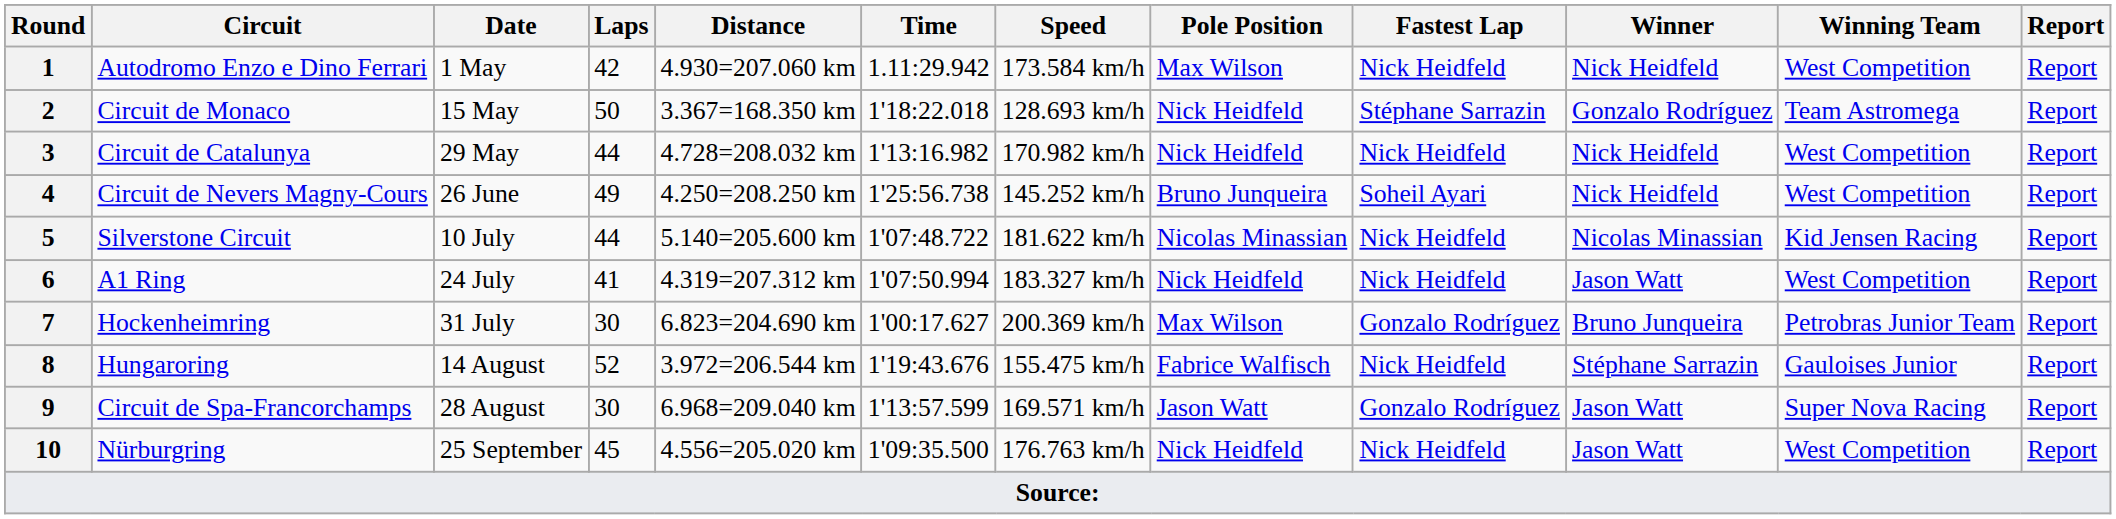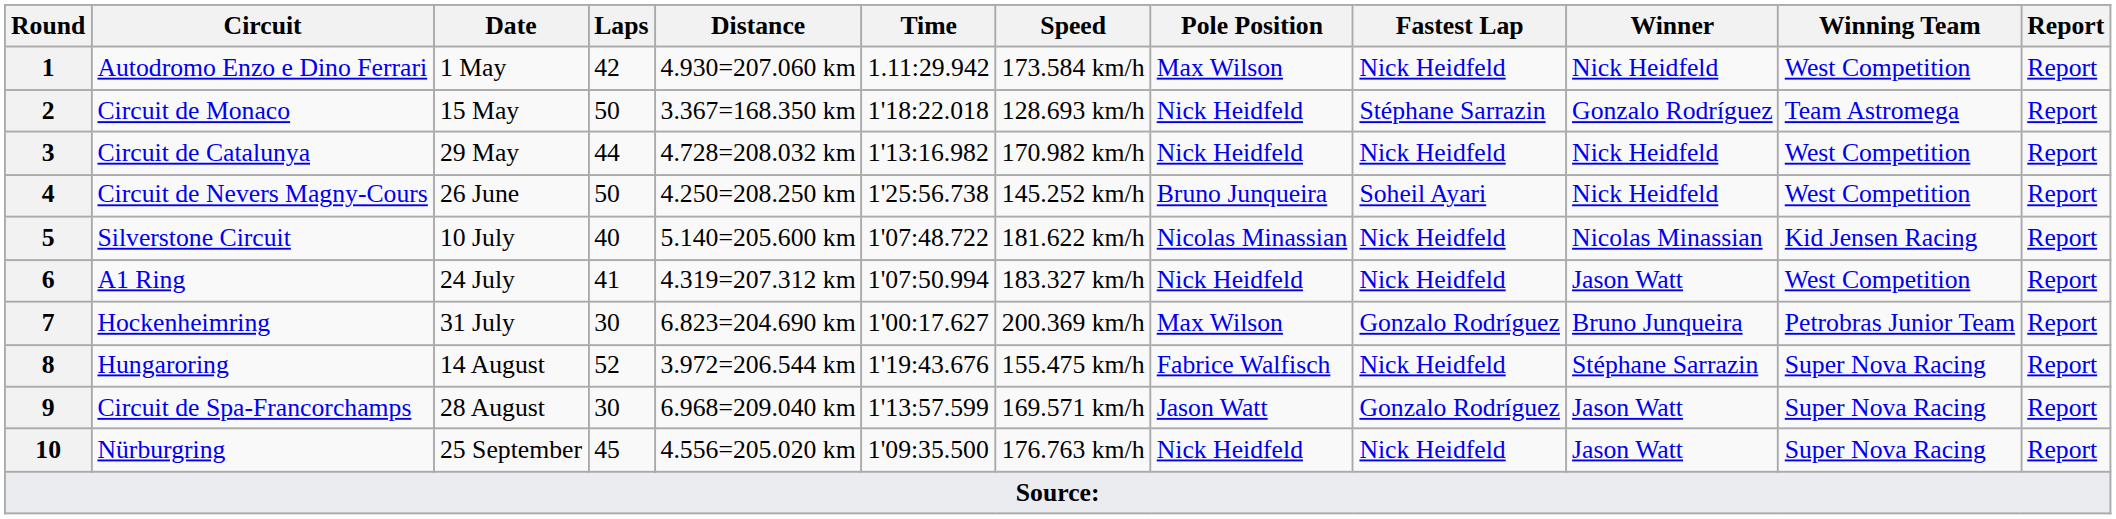(607, 194) 49 -> (607, 194) 50
(607, 237) 44 -> (607, 237) 40
(1871, 364) Gauloises Junior -> (1885, 364) Super Nova Racing
(1878, 449) West Competition -> (1885, 449) Super Nova Racing
